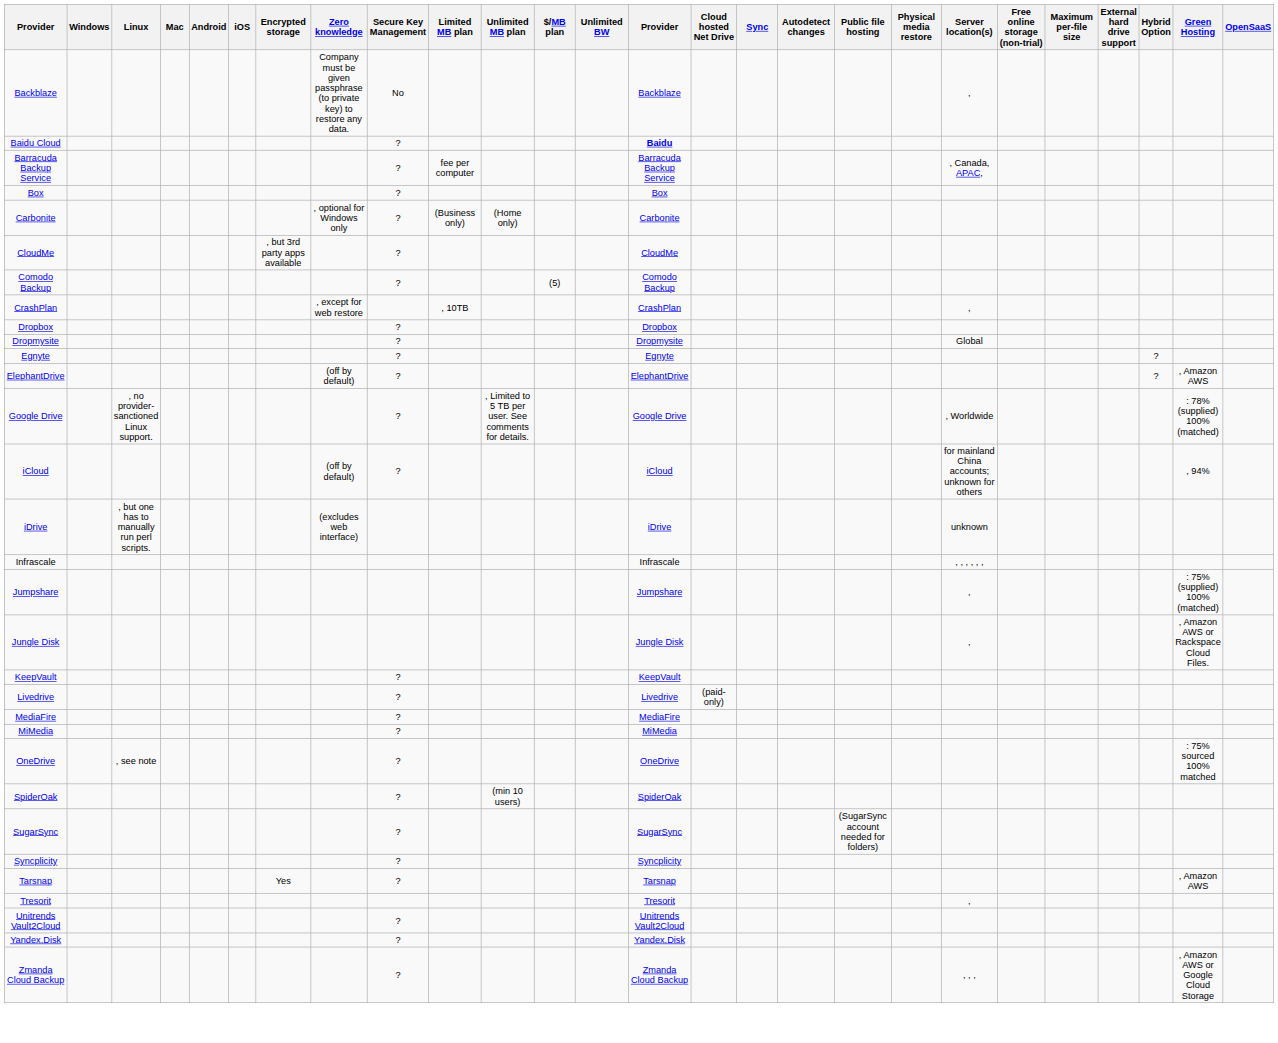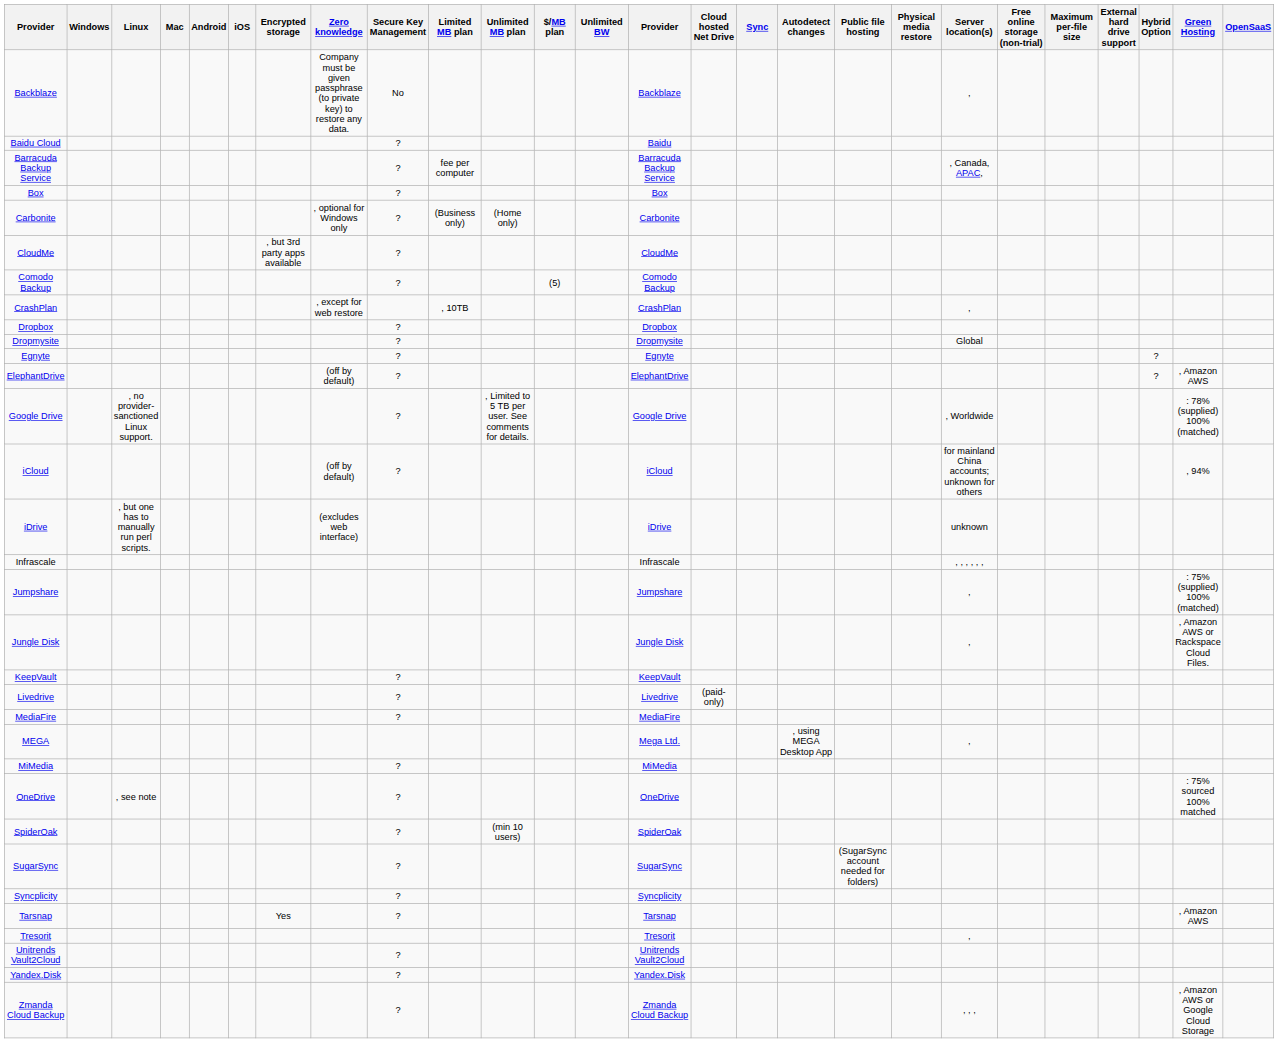(660, 144) bold -> (660, 144) normal
+ row: (36, 742)
